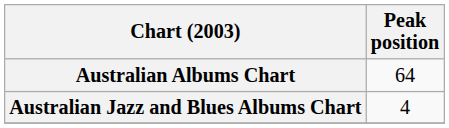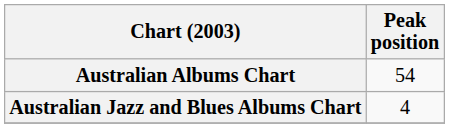(405, 75) 64 -> (405, 75) 54
